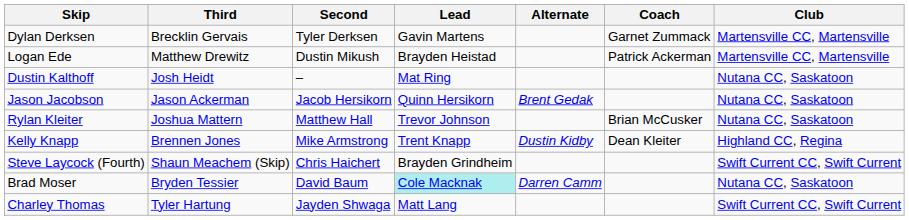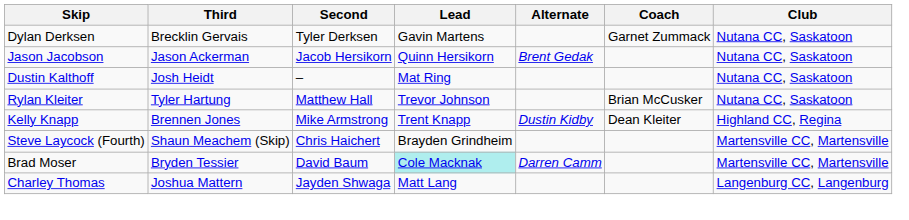(803, 36) Martensville CC, Martensville -> (785, 36) Nutana CC, Saskatoon
- row: (40, 57)
rows swapped: (55, 99) <-> (51, 78)
(197, 120) Joshua Mattern -> (191, 99) Tyler Hartung
(809, 162) Swift Current CC, Swift Current -> (803, 141) Martensville CC, Martensville
(785, 183) Nutana CC, Saskatoon -> (803, 162) Martensville CC, Martensville
(191, 204) Tyler Hartung -> (197, 183) Joshua Mattern
(809, 204) Swift Current CC, Swift Current -> (803, 183) Langenburg CC, Langenburg
